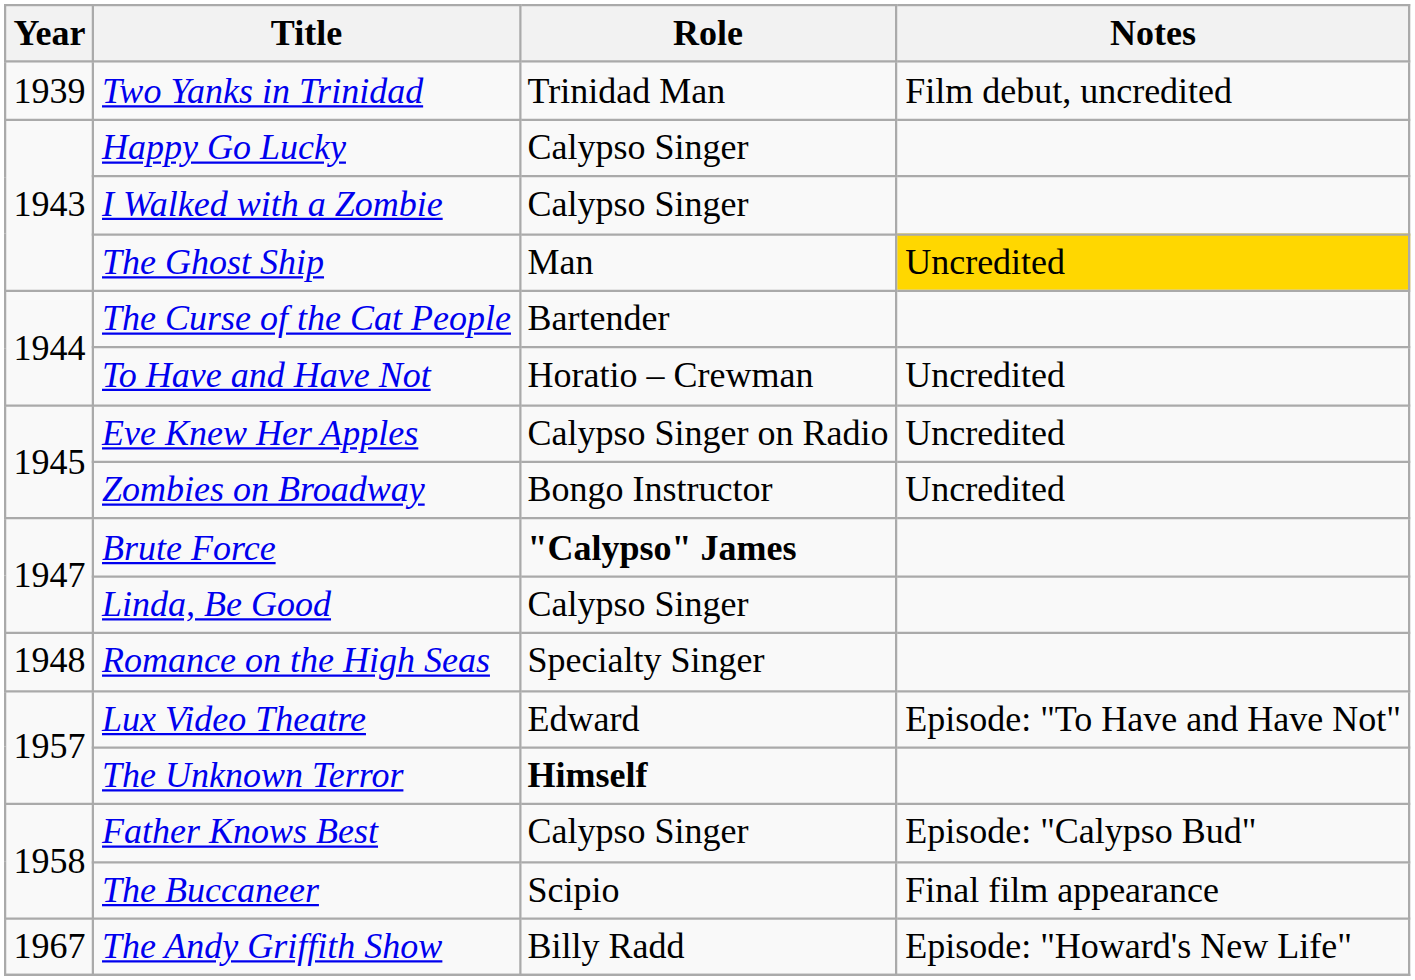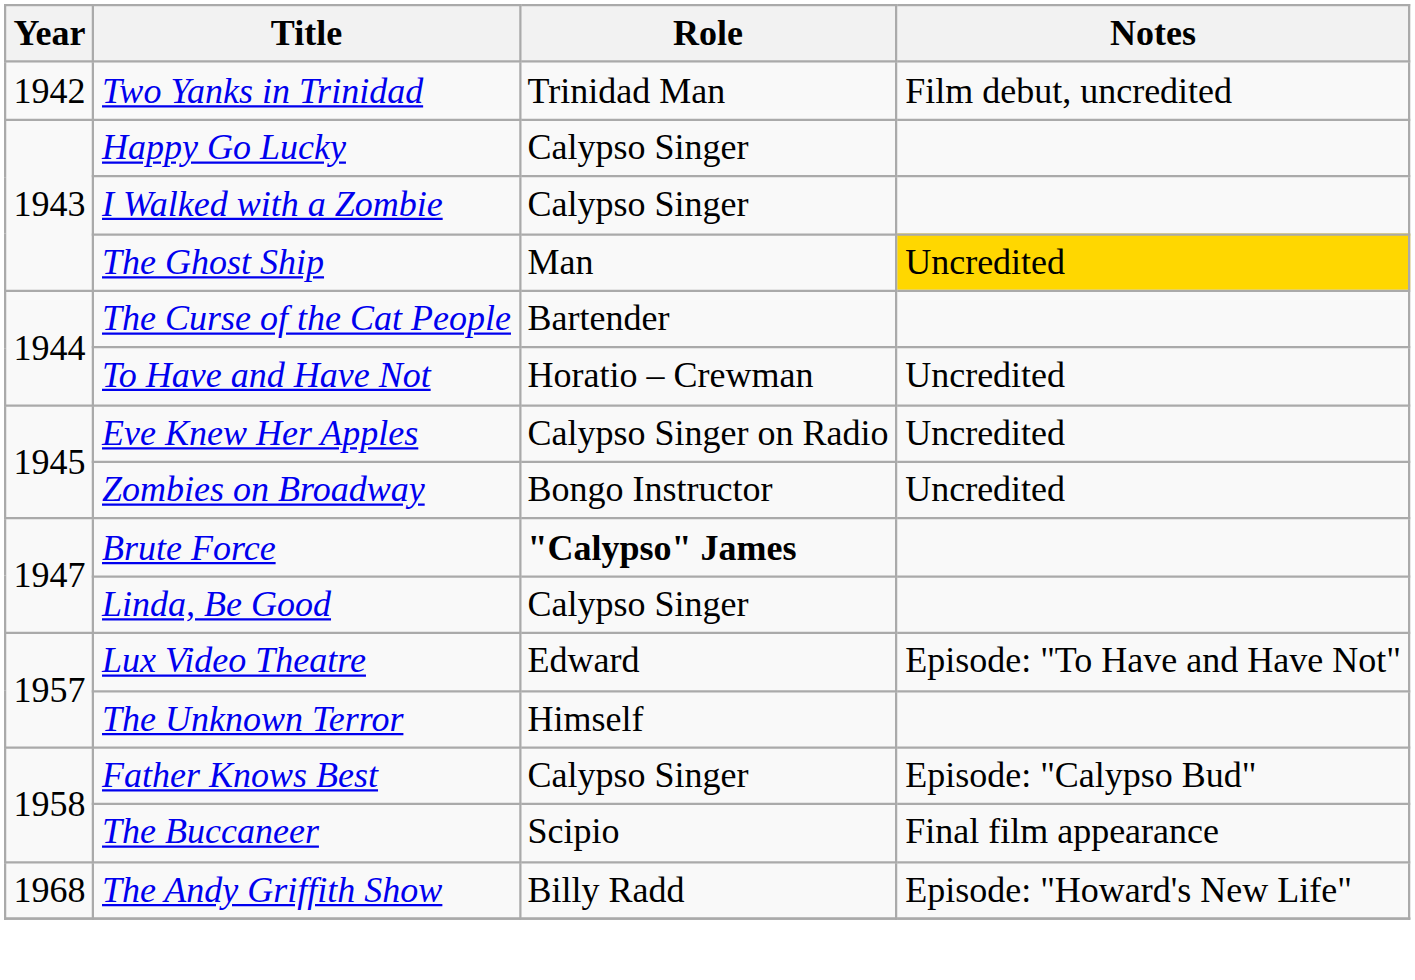(49, 90) 1939 -> (49, 90) 1942
- row: (296, 661)
(588, 775) bold -> (586, 718) normal
(49, 946) 1967 -> (49, 889) 1968
